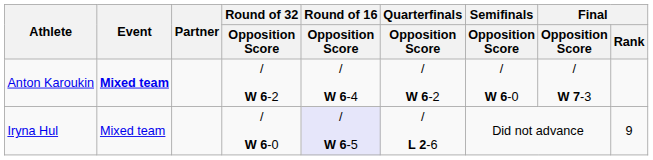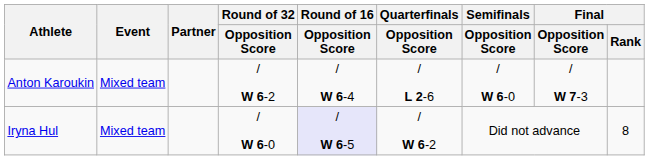(134, 83) bold -> (133, 83) normal
(423, 83) / W 6-2 -> (419, 83) / L 2-6
(423, 131) / L 2-6 -> (419, 131) / W 6-2
(629, 131) 9 -> (626, 131) 8
